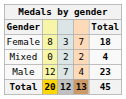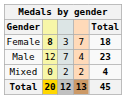(50, 42) normal -> (50, 42) bold
rows swapped: (23, 72) <-> (23, 57)
